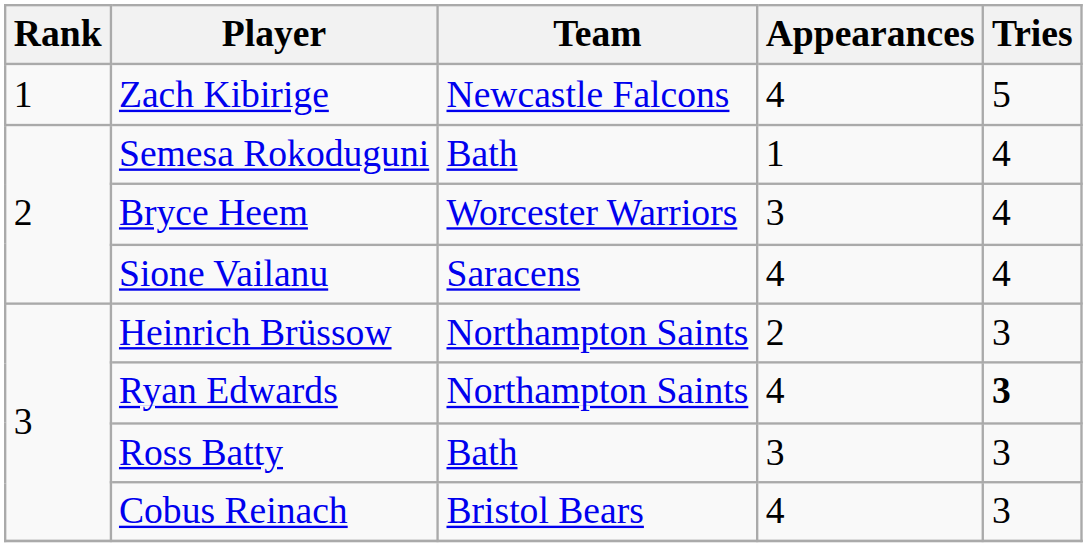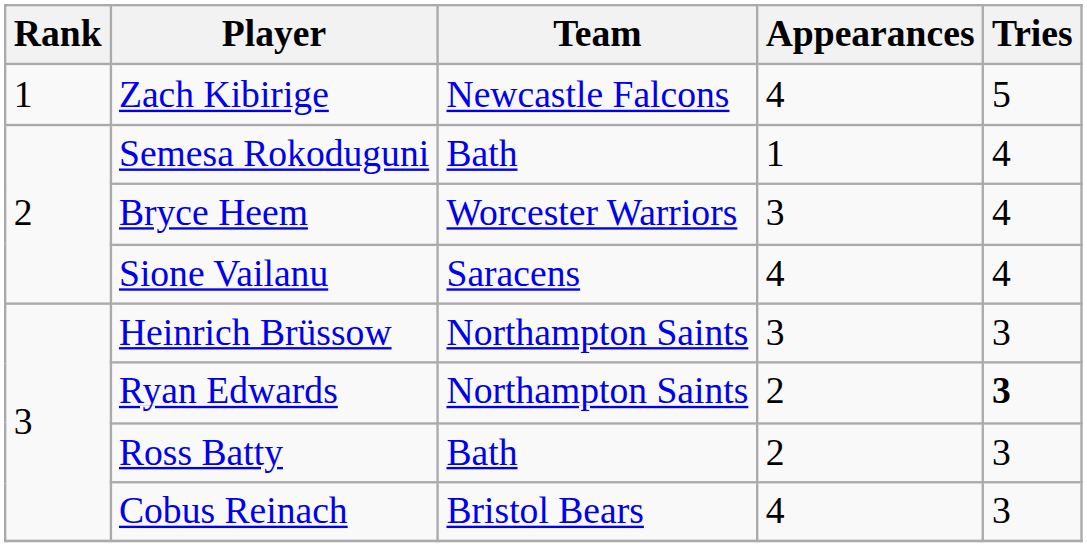(775, 332) 2 -> (775, 332) 3
(775, 392) 4 -> (775, 392) 2
(775, 451) 3 -> (775, 451) 2
